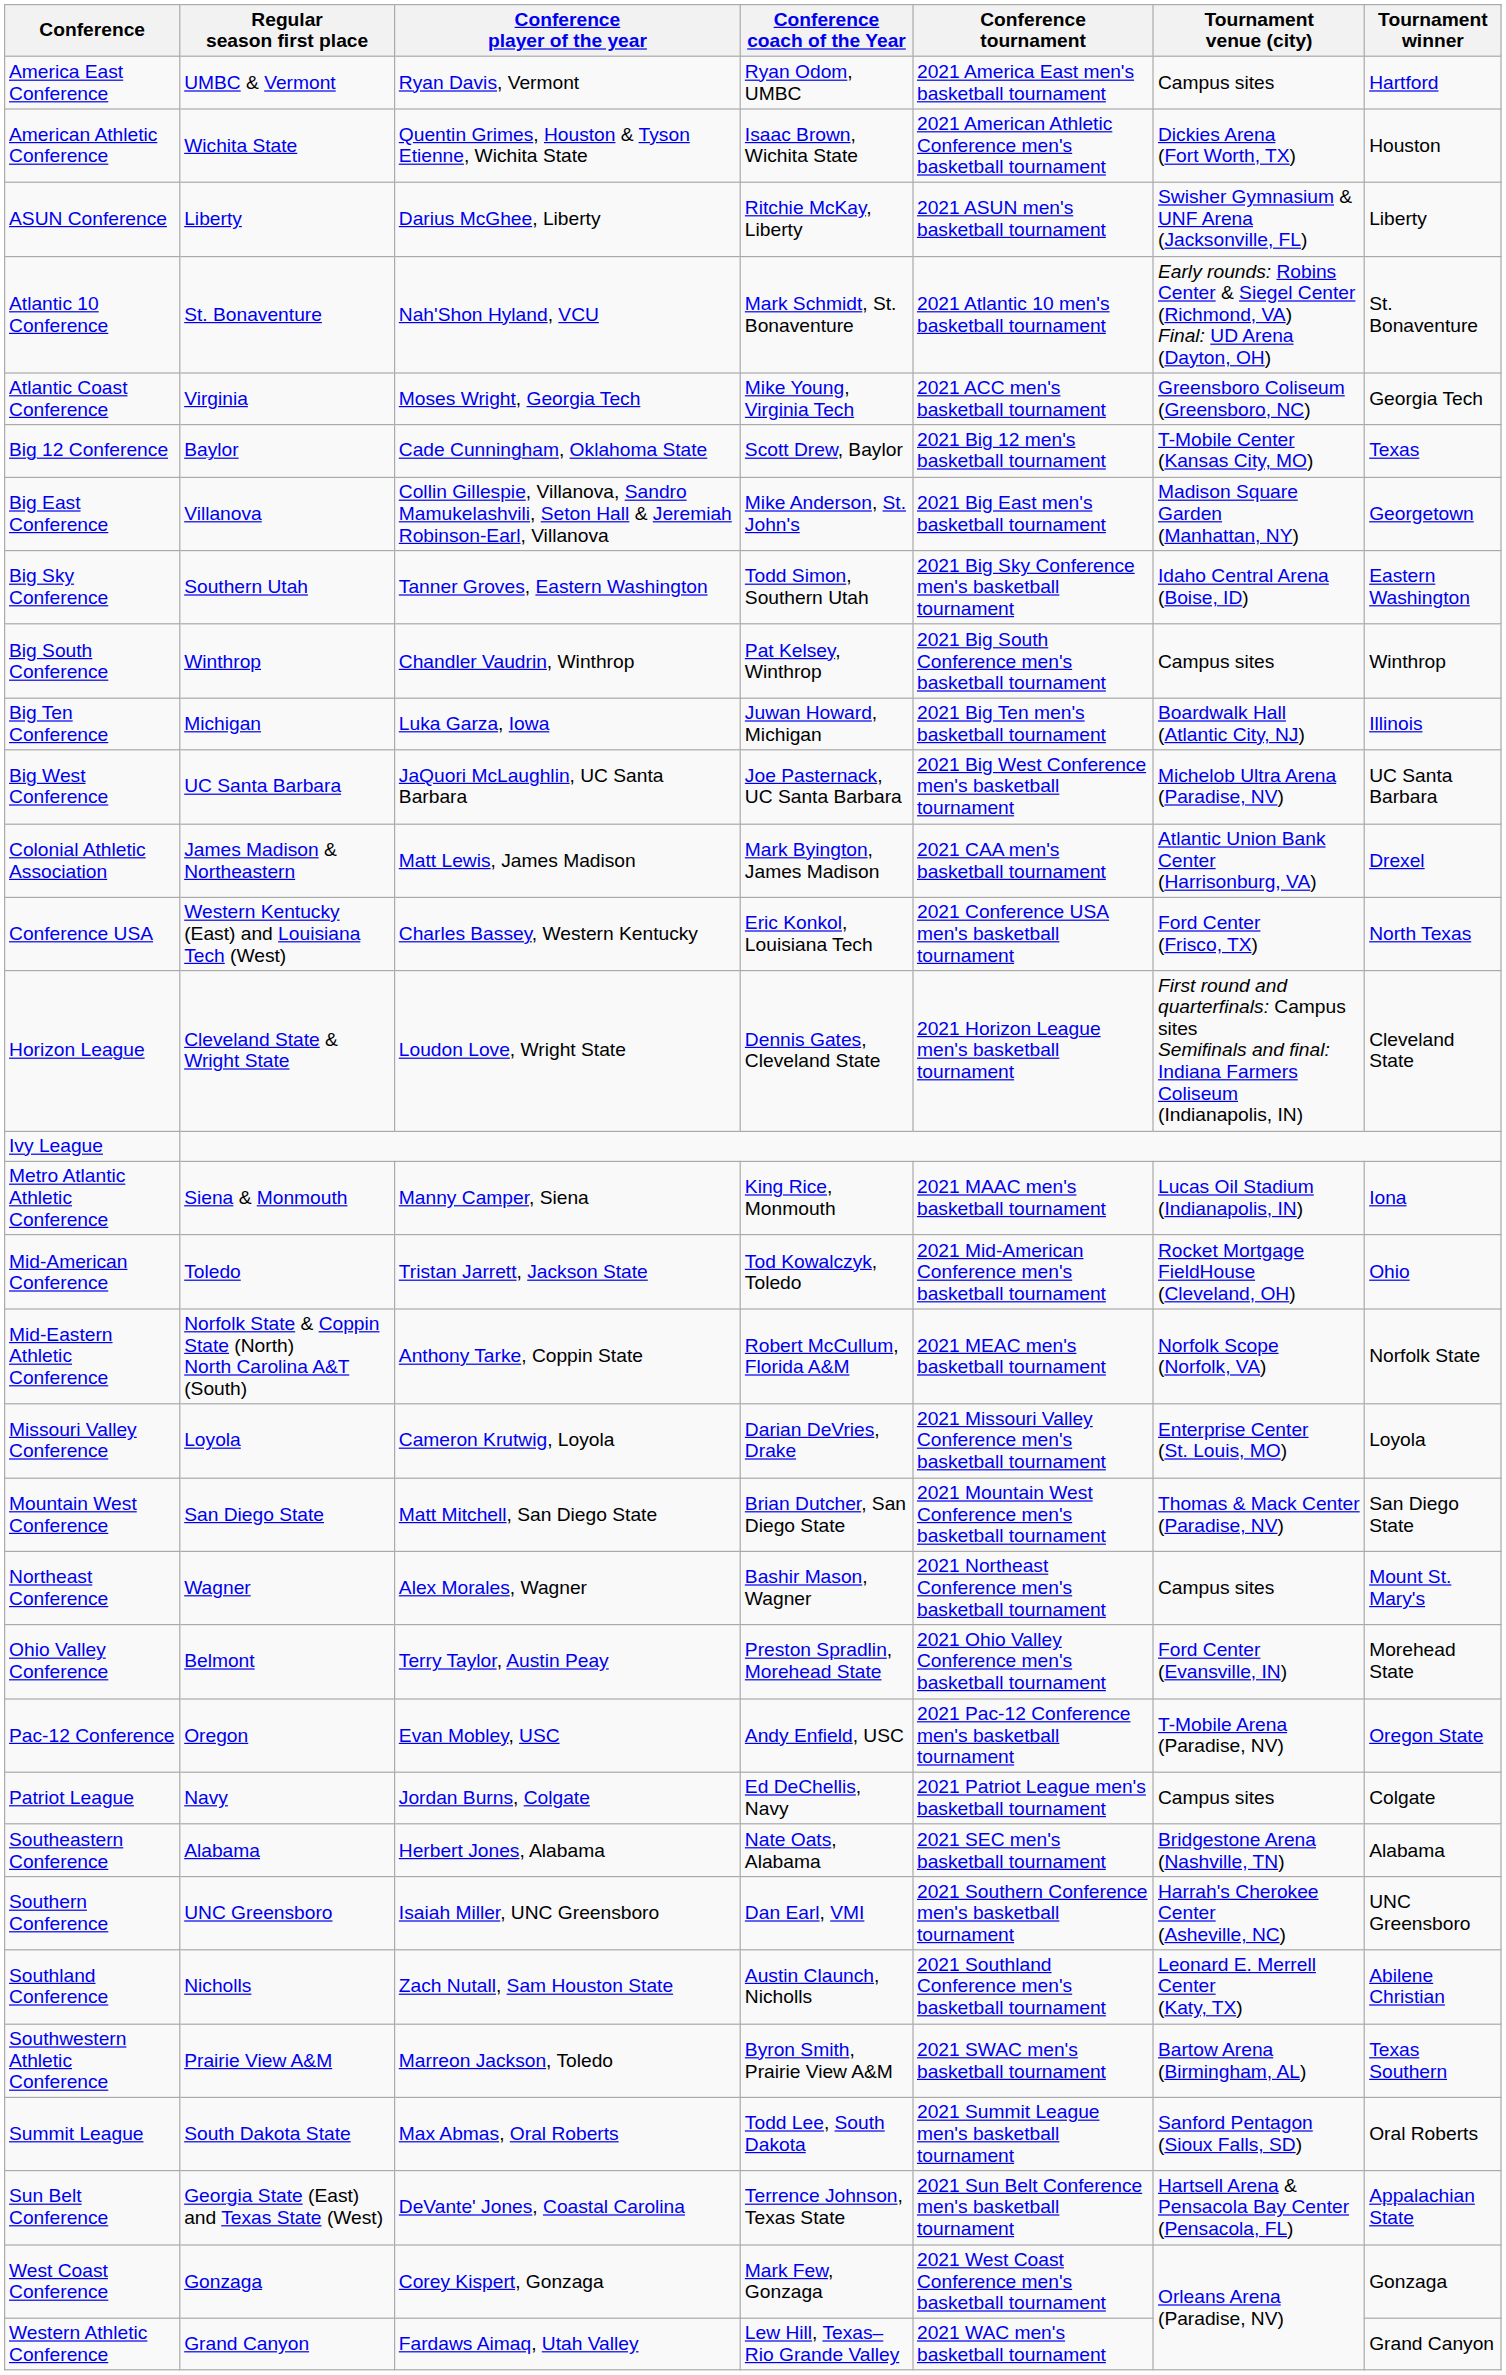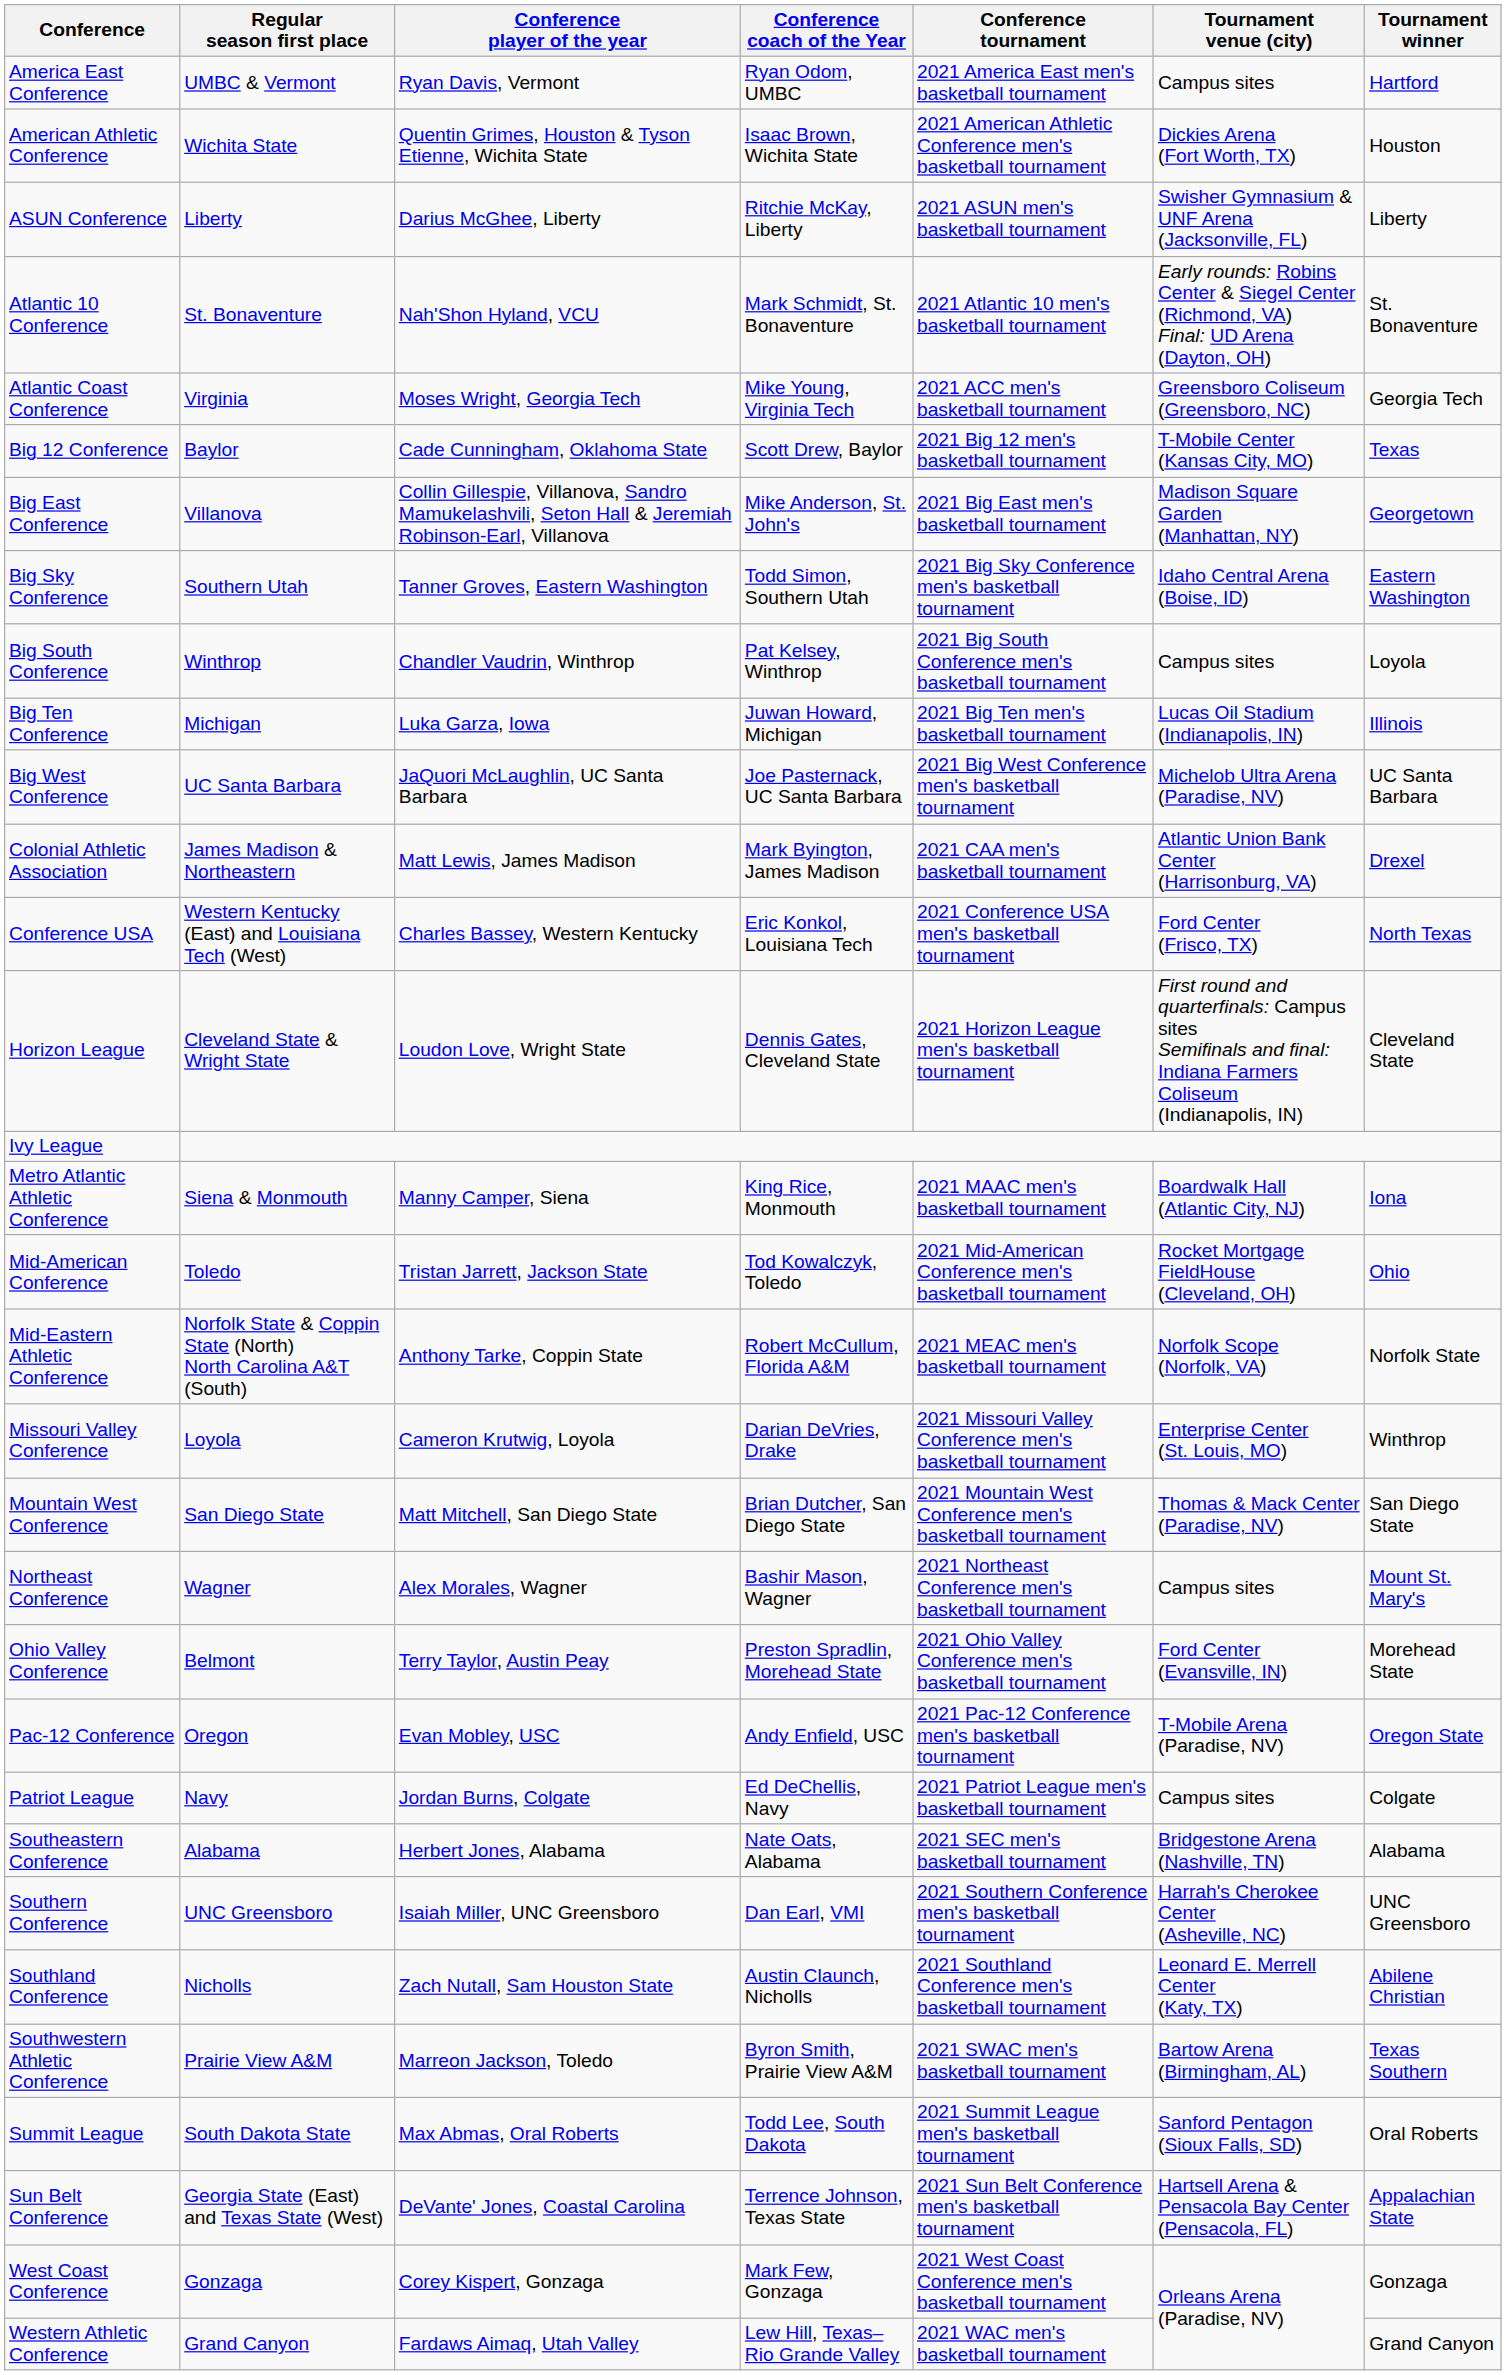(1408, 660) Winthrop -> (1397, 660) Loyola
(1231, 723) Boardwalk Hall (Atlantic City, NJ) -> (1236, 723) Lucas Oil Stadium (Indianapolis, IN)
(1236, 1198) Lucas Oil Stadium (Indianapolis, IN) -> (1231, 1198) Boardwalk Hall (Atlantic City, NJ)
(1397, 1440) Loyola -> (1408, 1440) Winthrop
